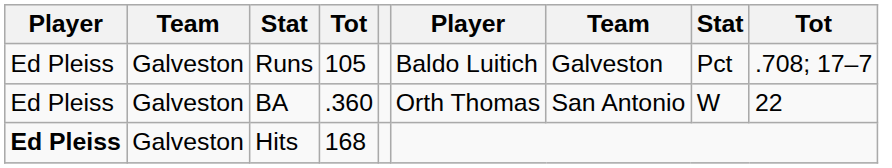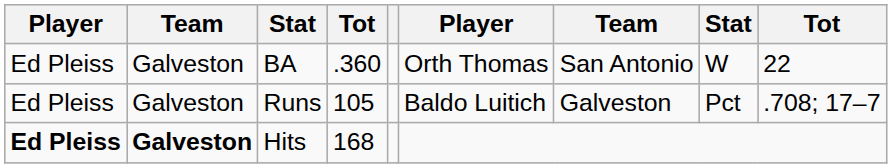rows swapped: (272, 102) <-> (284, 63)
(188, 142) normal -> (192, 142) bold
